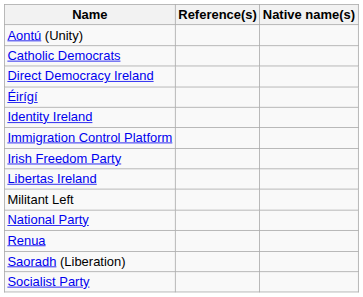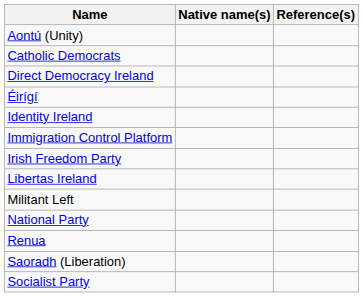columns swapped: (309, 14) <-> (218, 14)
